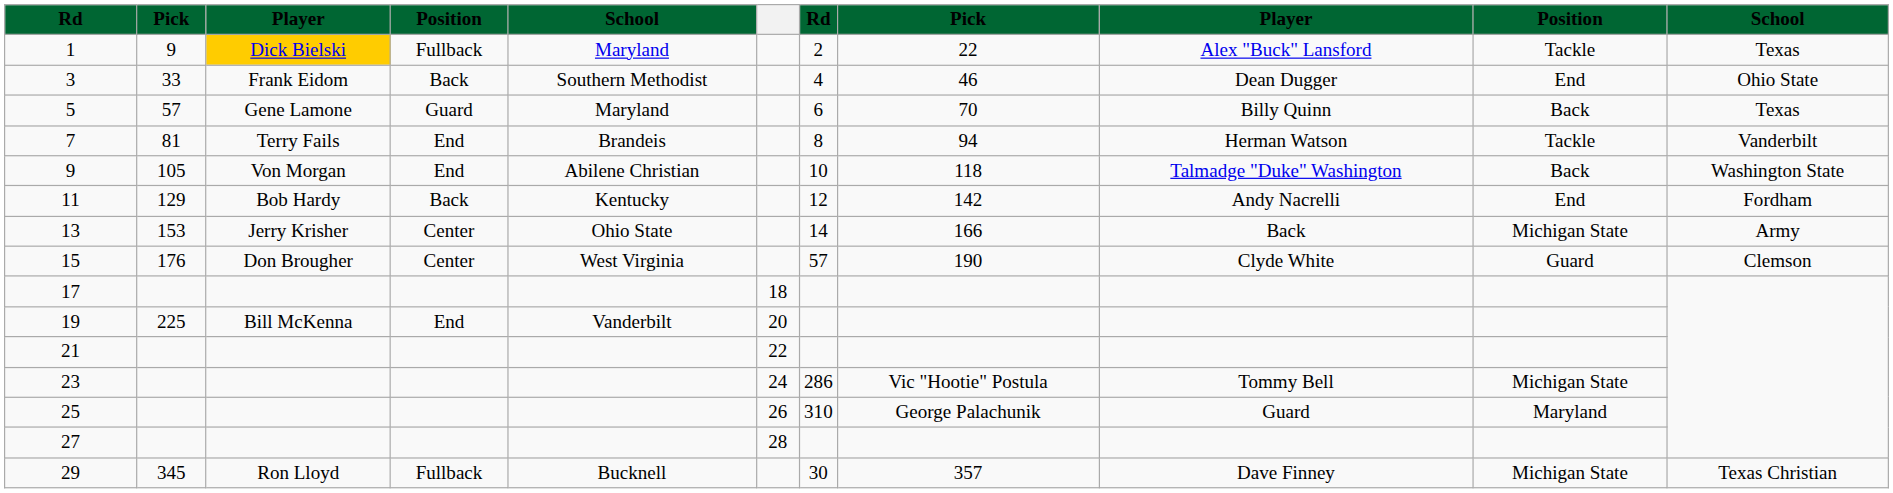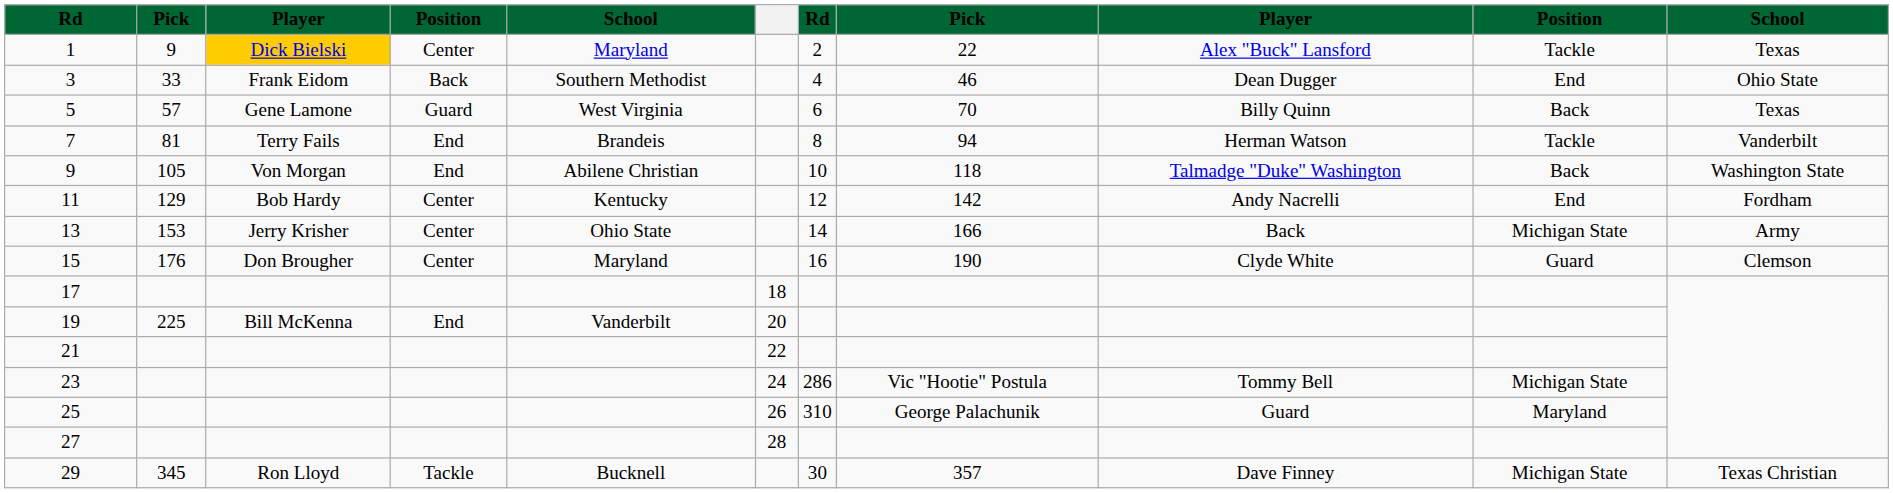(449, 49) Fullback -> (449, 49) Center
(632, 110) Maryland -> (631, 110) West Virginia
(449, 200) Back -> (449, 200) Center
(632, 261) West Virginia -> (631, 261) Maryland
(818, 261) 57 -> (817, 261) 16
(449, 472) Fullback -> (449, 472) Tackle
